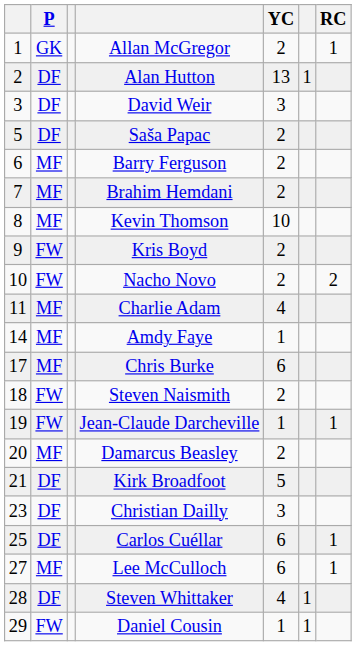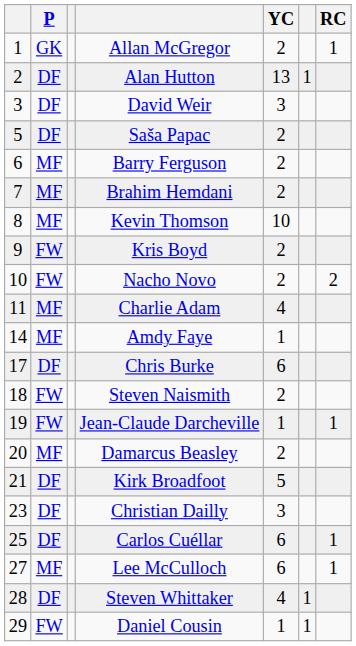(49, 366) MF -> (49, 366) DF
